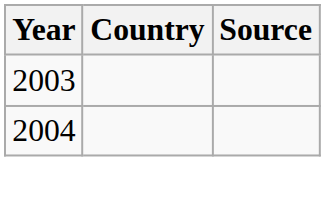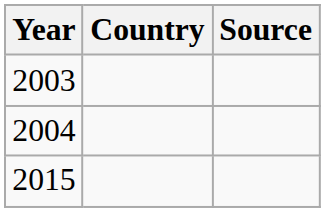+ row: (44, 180)
